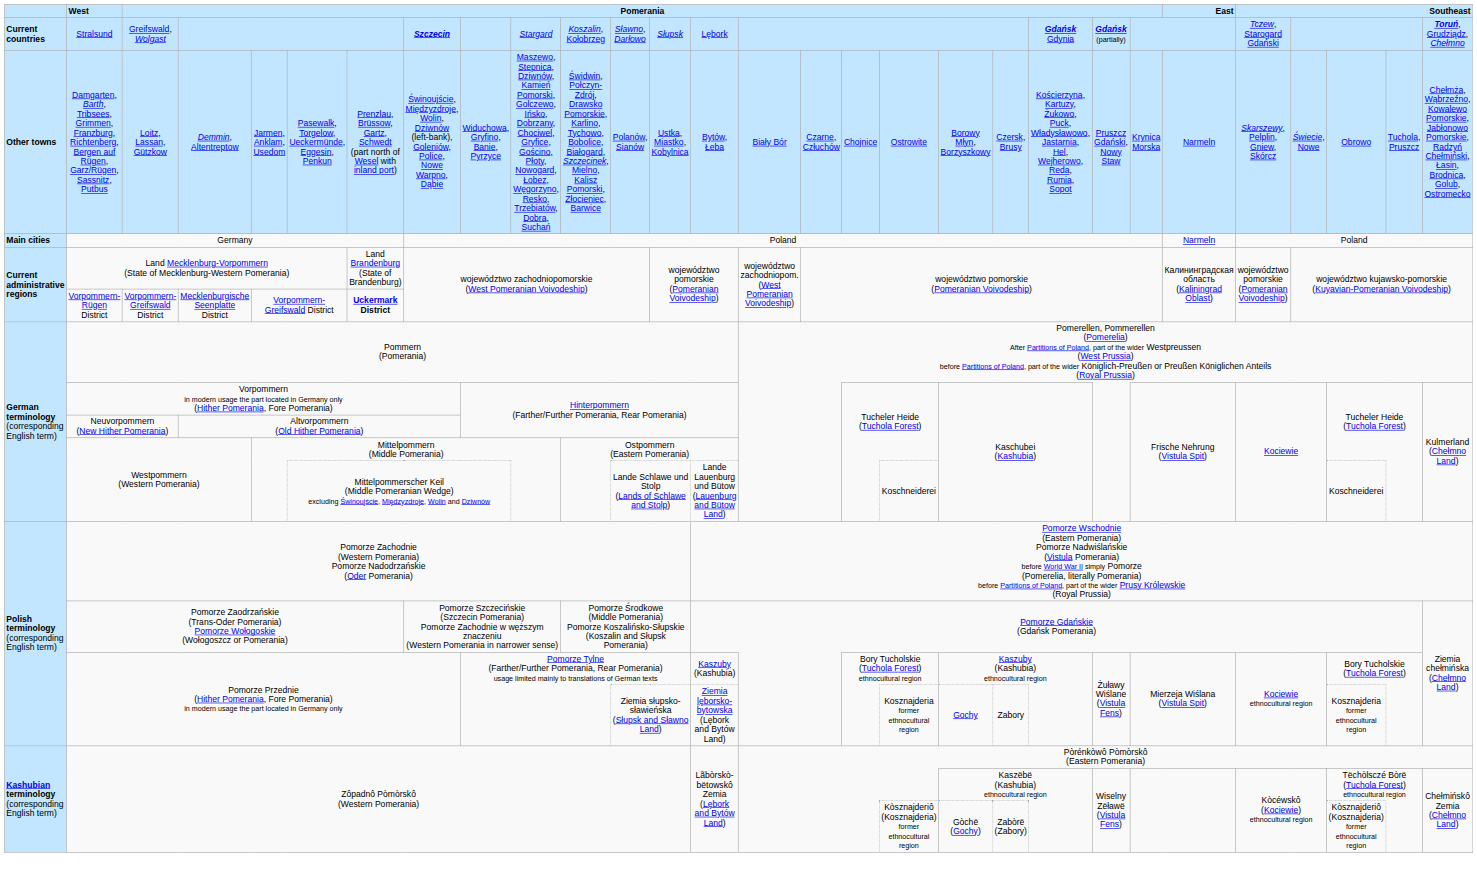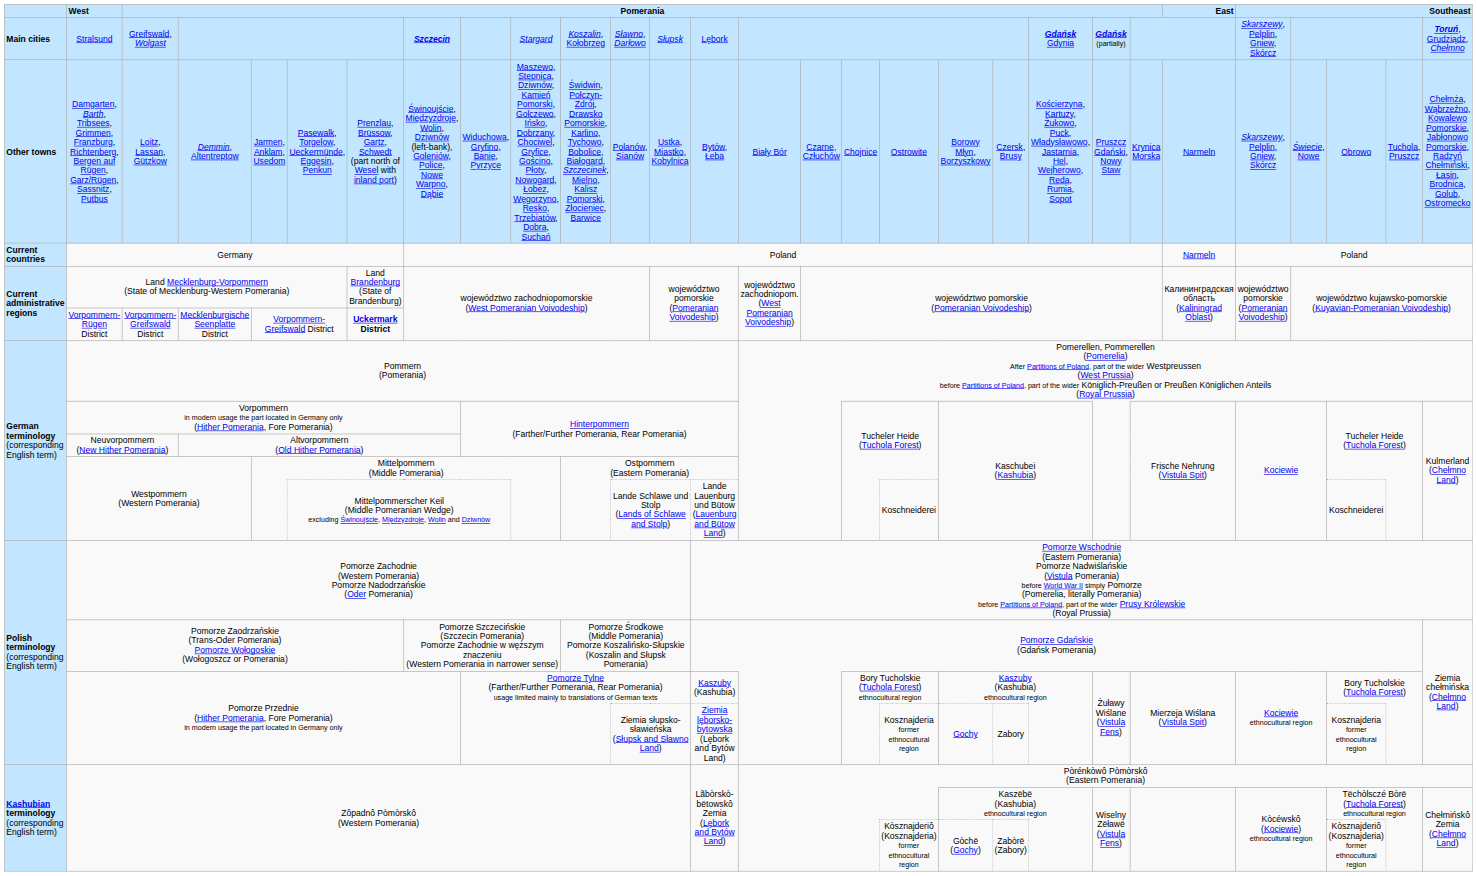(26, 34) Current countries -> (28, 38) Main cities
(1263, 34) Tczew, Starogard Gdański -> (1263, 38) Skarszewy, Pelplin, Gniew, Skórcz
(28, 240) Main cities -> (26, 254) Current countries
